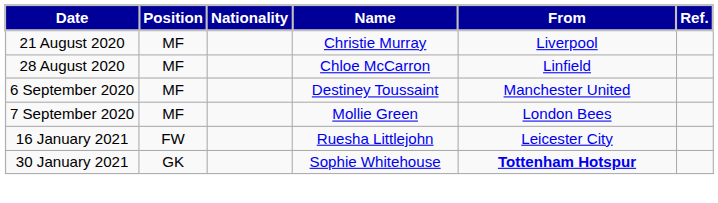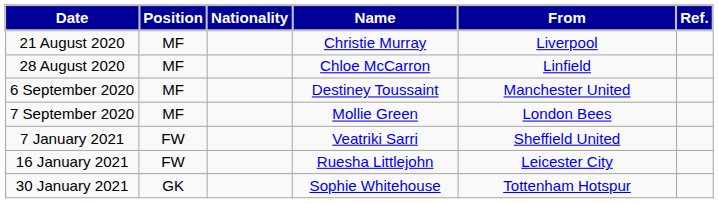+ row: (72, 138)
(567, 162) bold -> (567, 186) normal
